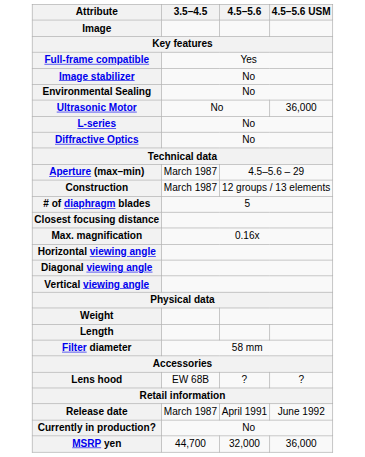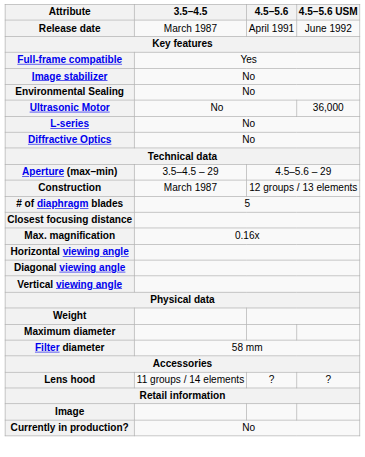rows swapped: (97, 28) <-> (97, 412)
(190, 172) March 1987 -> (190, 172) 3.5–4.5 – 29
+ row: (70, 332)
- row: (97, 332)
(190, 380) EW 68B -> (190, 380) 11 groups / 14 elements
- row: (97, 444)
